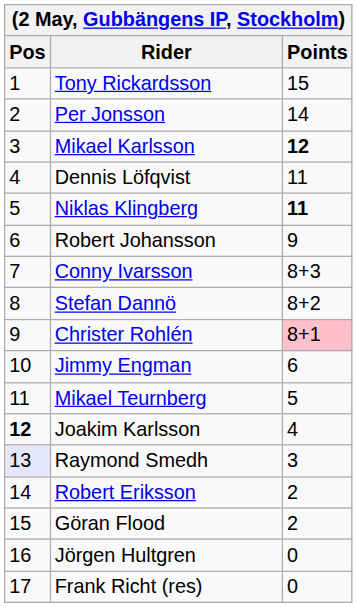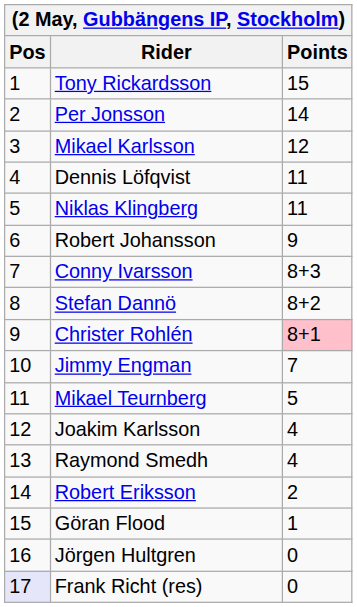(298, 146) bold -> (298, 146) normal
(298, 209) bold -> (297, 209) normal
(293, 366) 6 -> (293, 366) 7
(20, 429) bold -> (20, 429) normal
(20, 460) lavender background -> (20, 460) no background
(293, 460) 3 -> (293, 460) 4
(293, 523) 2 -> (293, 523) 1
(20, 586) no background -> (20, 586) lavender background
